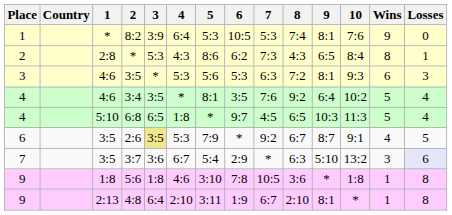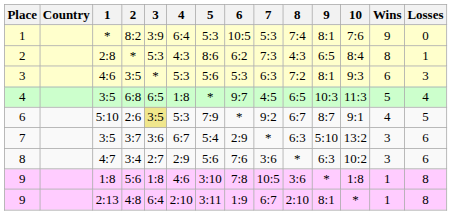- row: (22, 96)
(107, 117) 5:10 -> (107, 96) 3:5
(107, 138) 3:5 -> (107, 117) 5:10
(425, 158) lavender background -> (425, 138) no background
+ row: (22, 158)
